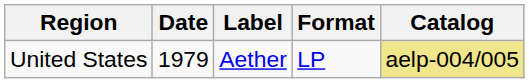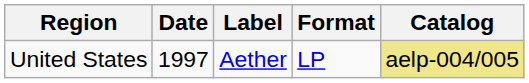(183, 58) 1979 -> (183, 58) 1997
